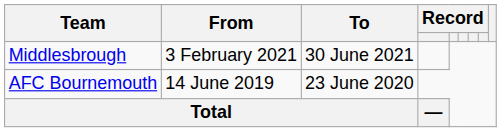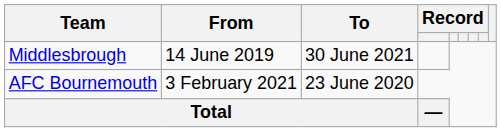(231, 55) 3 February 2021 -> (220, 55) 14 June 2019
(220, 83) 14 June 2019 -> (231, 83) 3 February 2021
